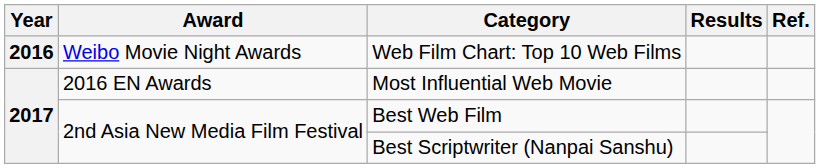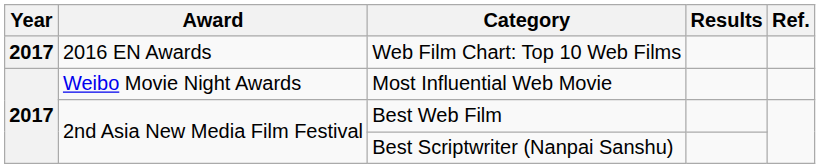(31, 52) 2016 -> (31, 52) 2017
(182, 52) Weibo Movie Night Awards -> (137, 52) 2016 EN Awards
(137, 83) 2016 EN Awards -> (182, 83) Weibo Movie Night Awards
